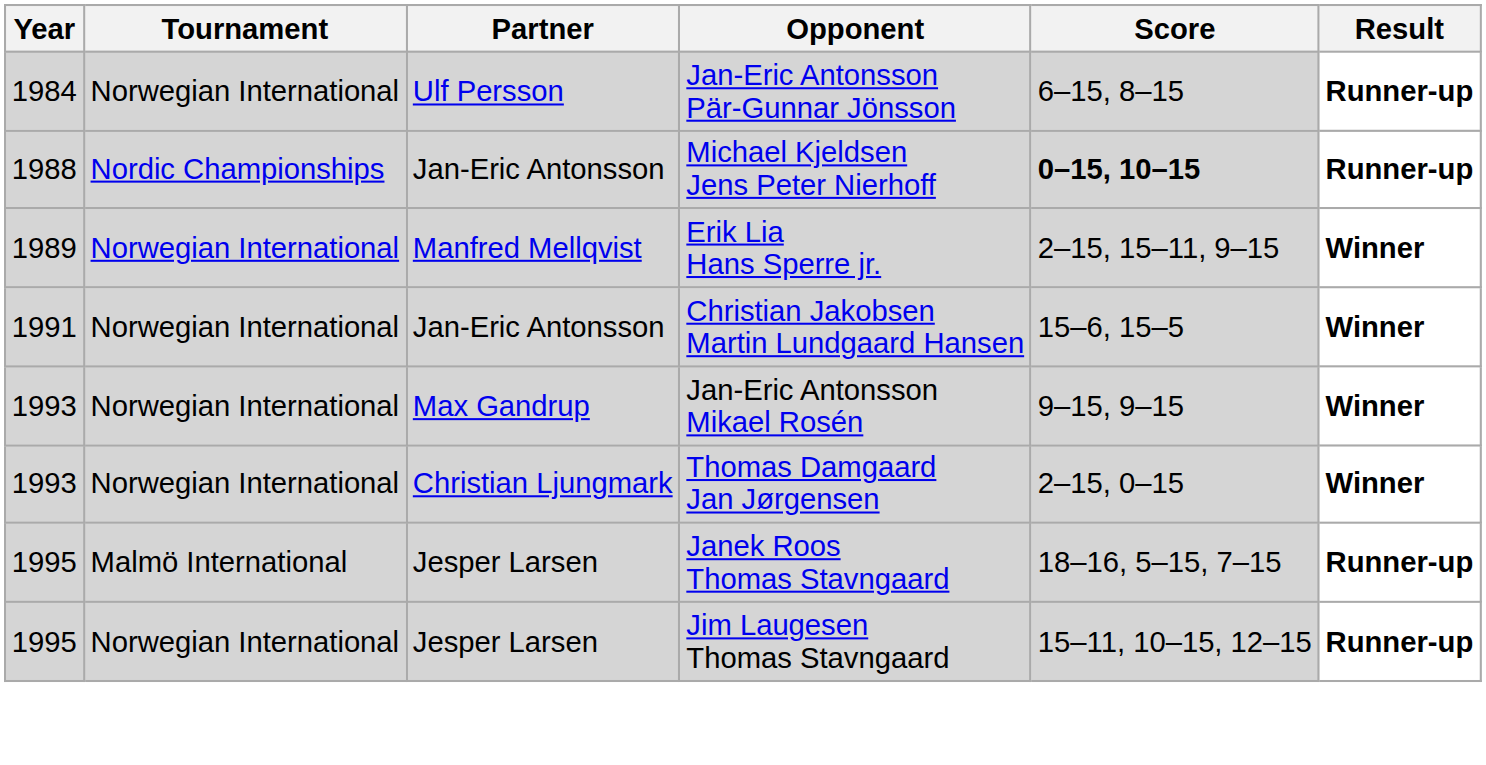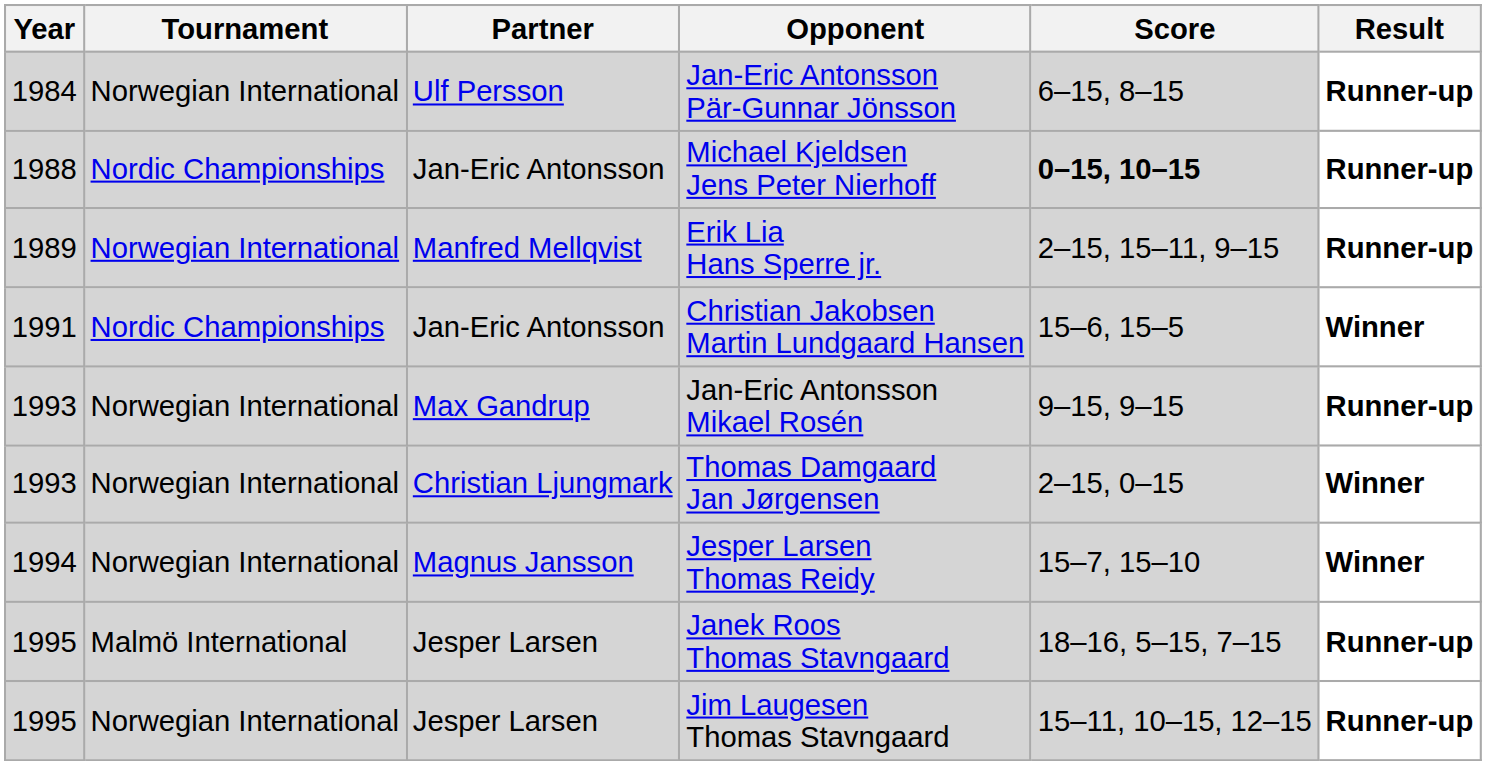(1375, 248) Winner -> (1399, 248) Runner-up
(245, 327) Norwegian International -> (238, 327) Nordic Championships
(1375, 406) Winner -> (1399, 406) Runner-up
+ row: (781, 563)
